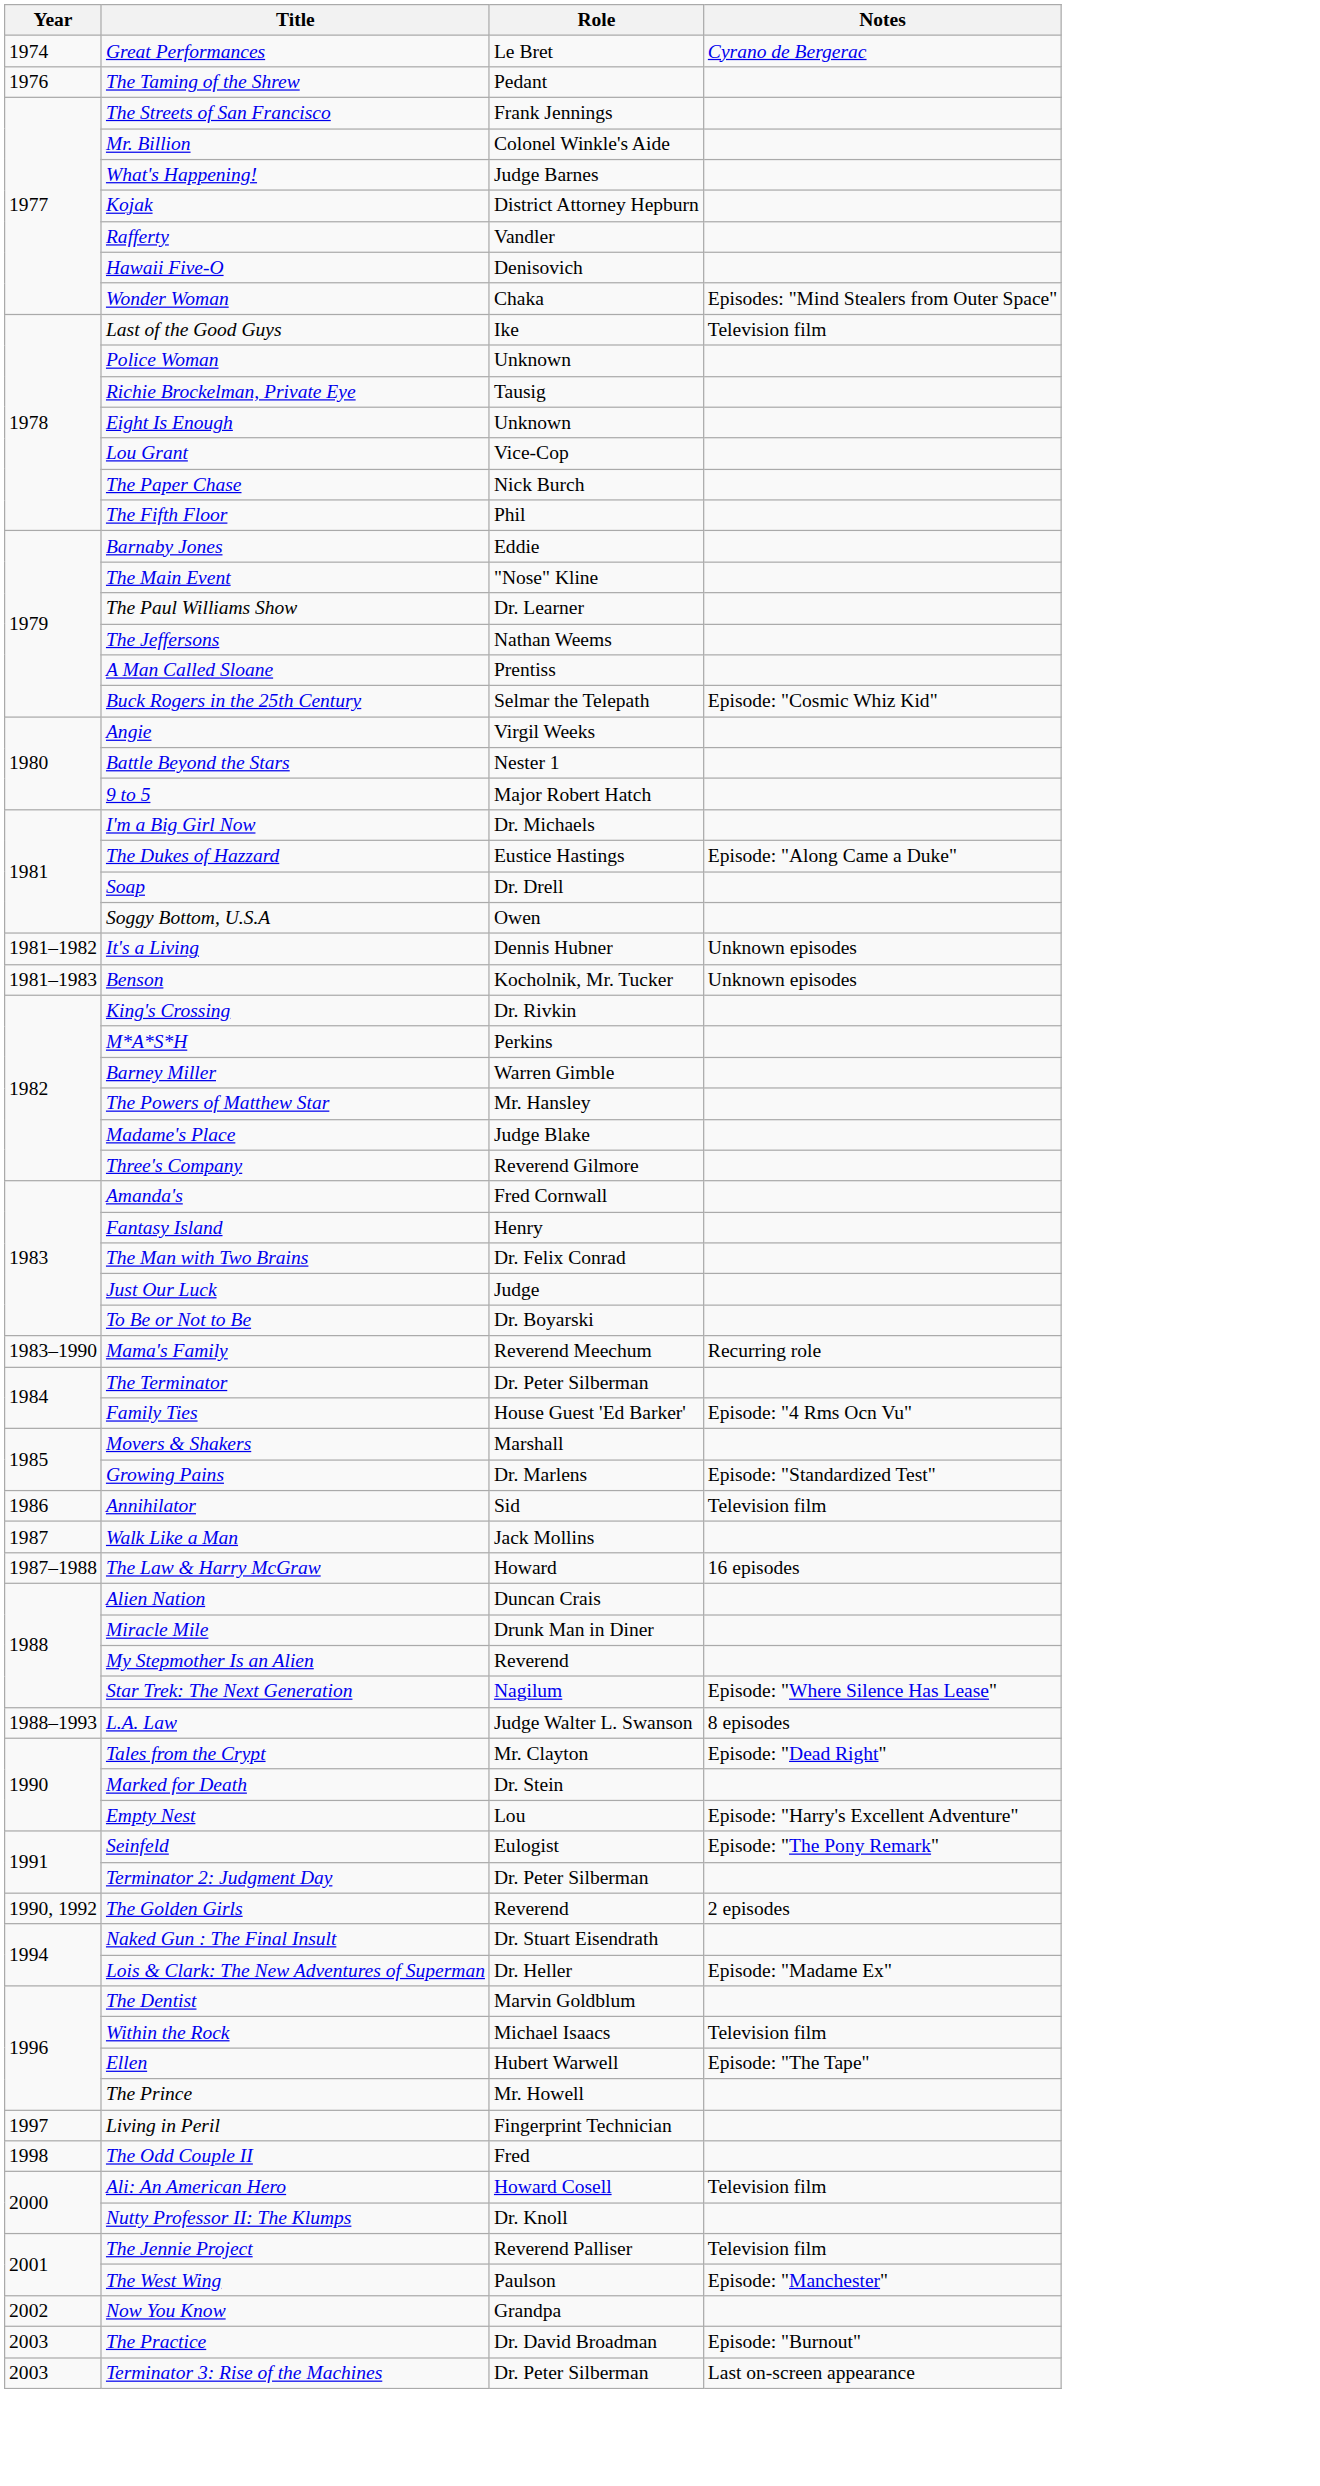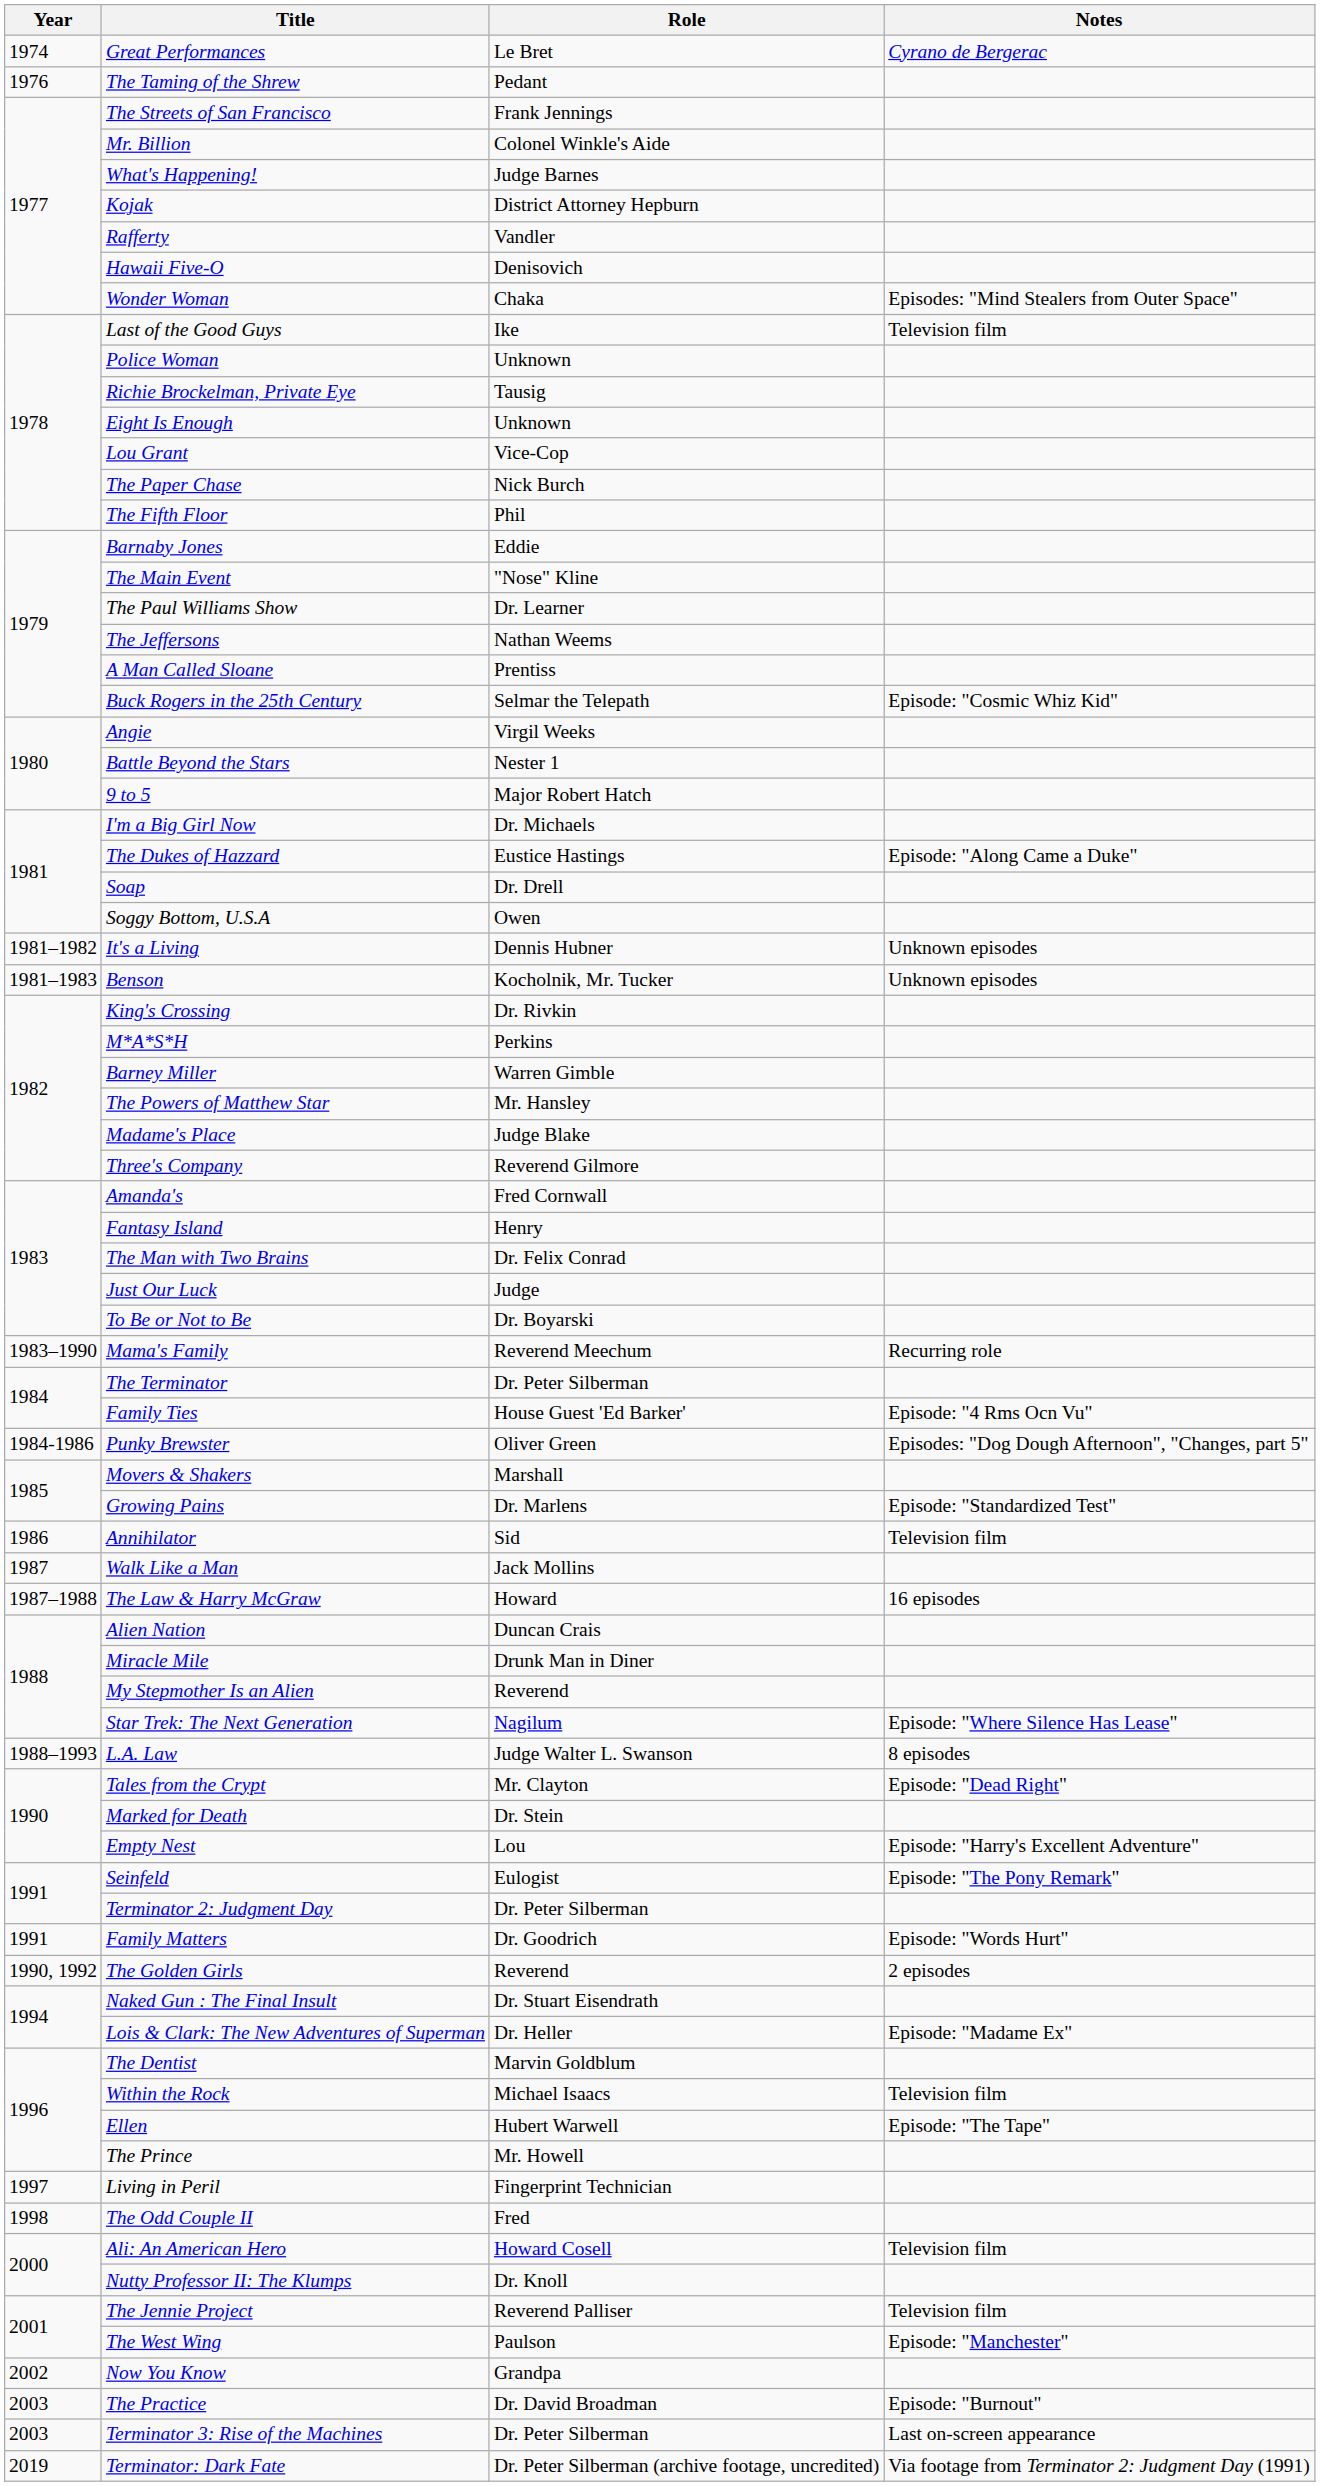+ row: (168, 1444)
+ row: (166, 1939)
+ row: (196, 2465)
